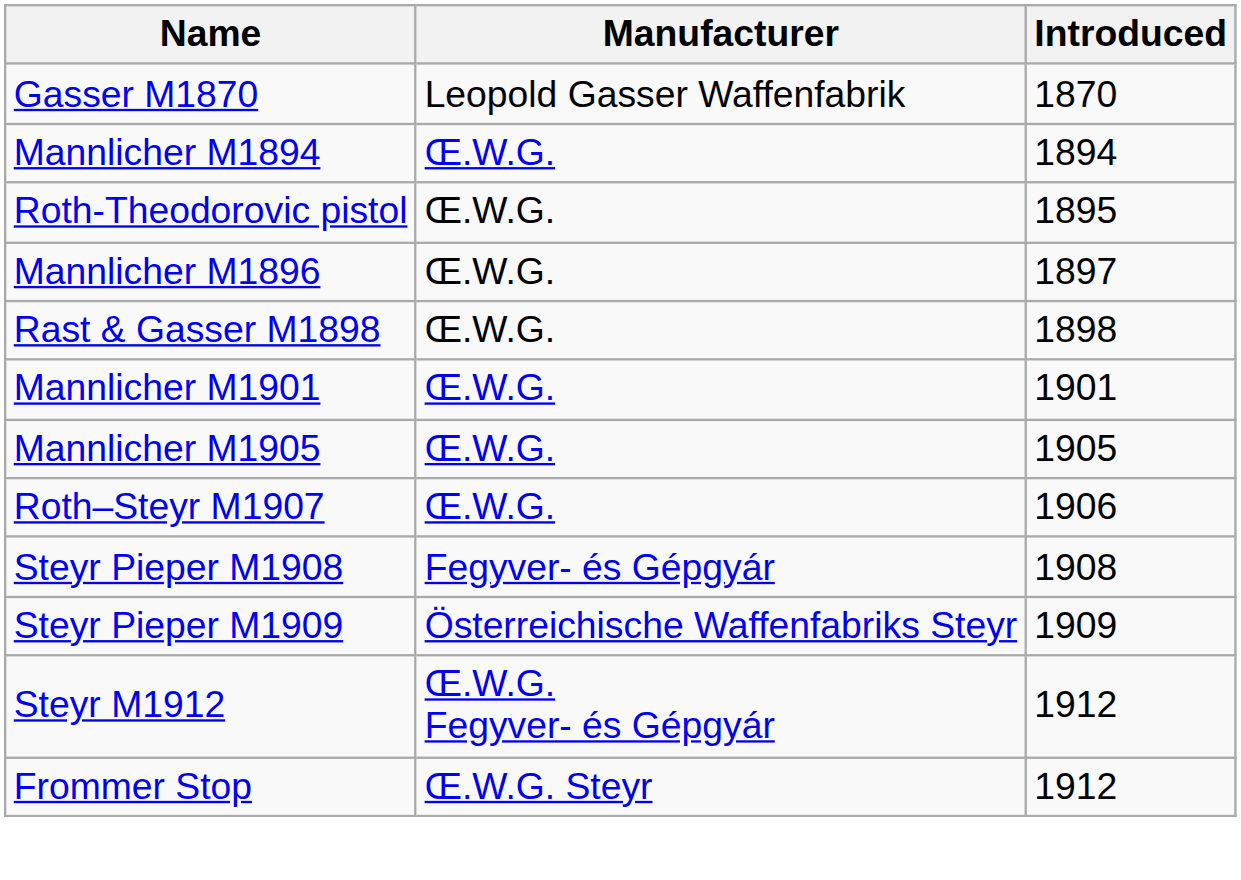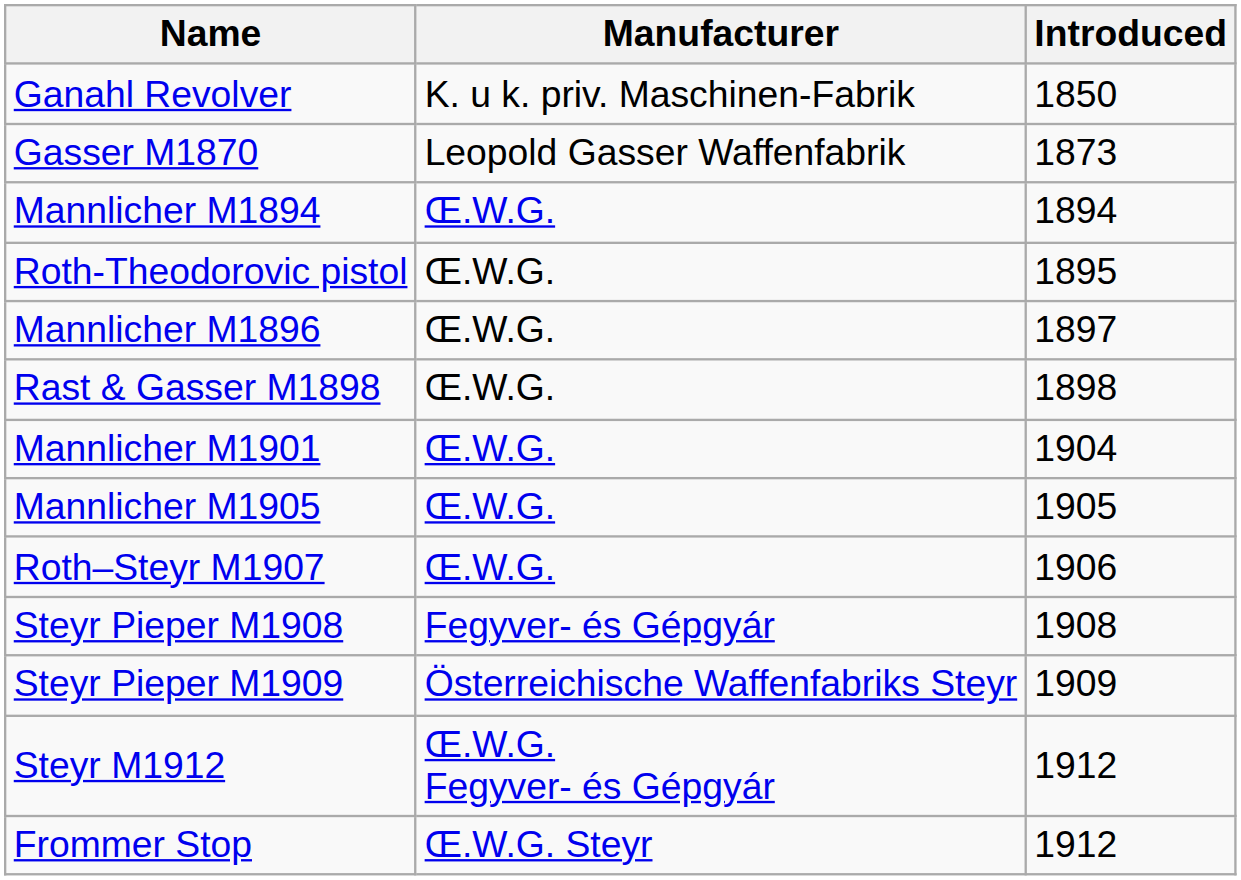+ row: (153, 93)
(1076, 93) 1870 -> (1076, 152) 1873
(1076, 388) 1901 -> (1076, 447) 1904
